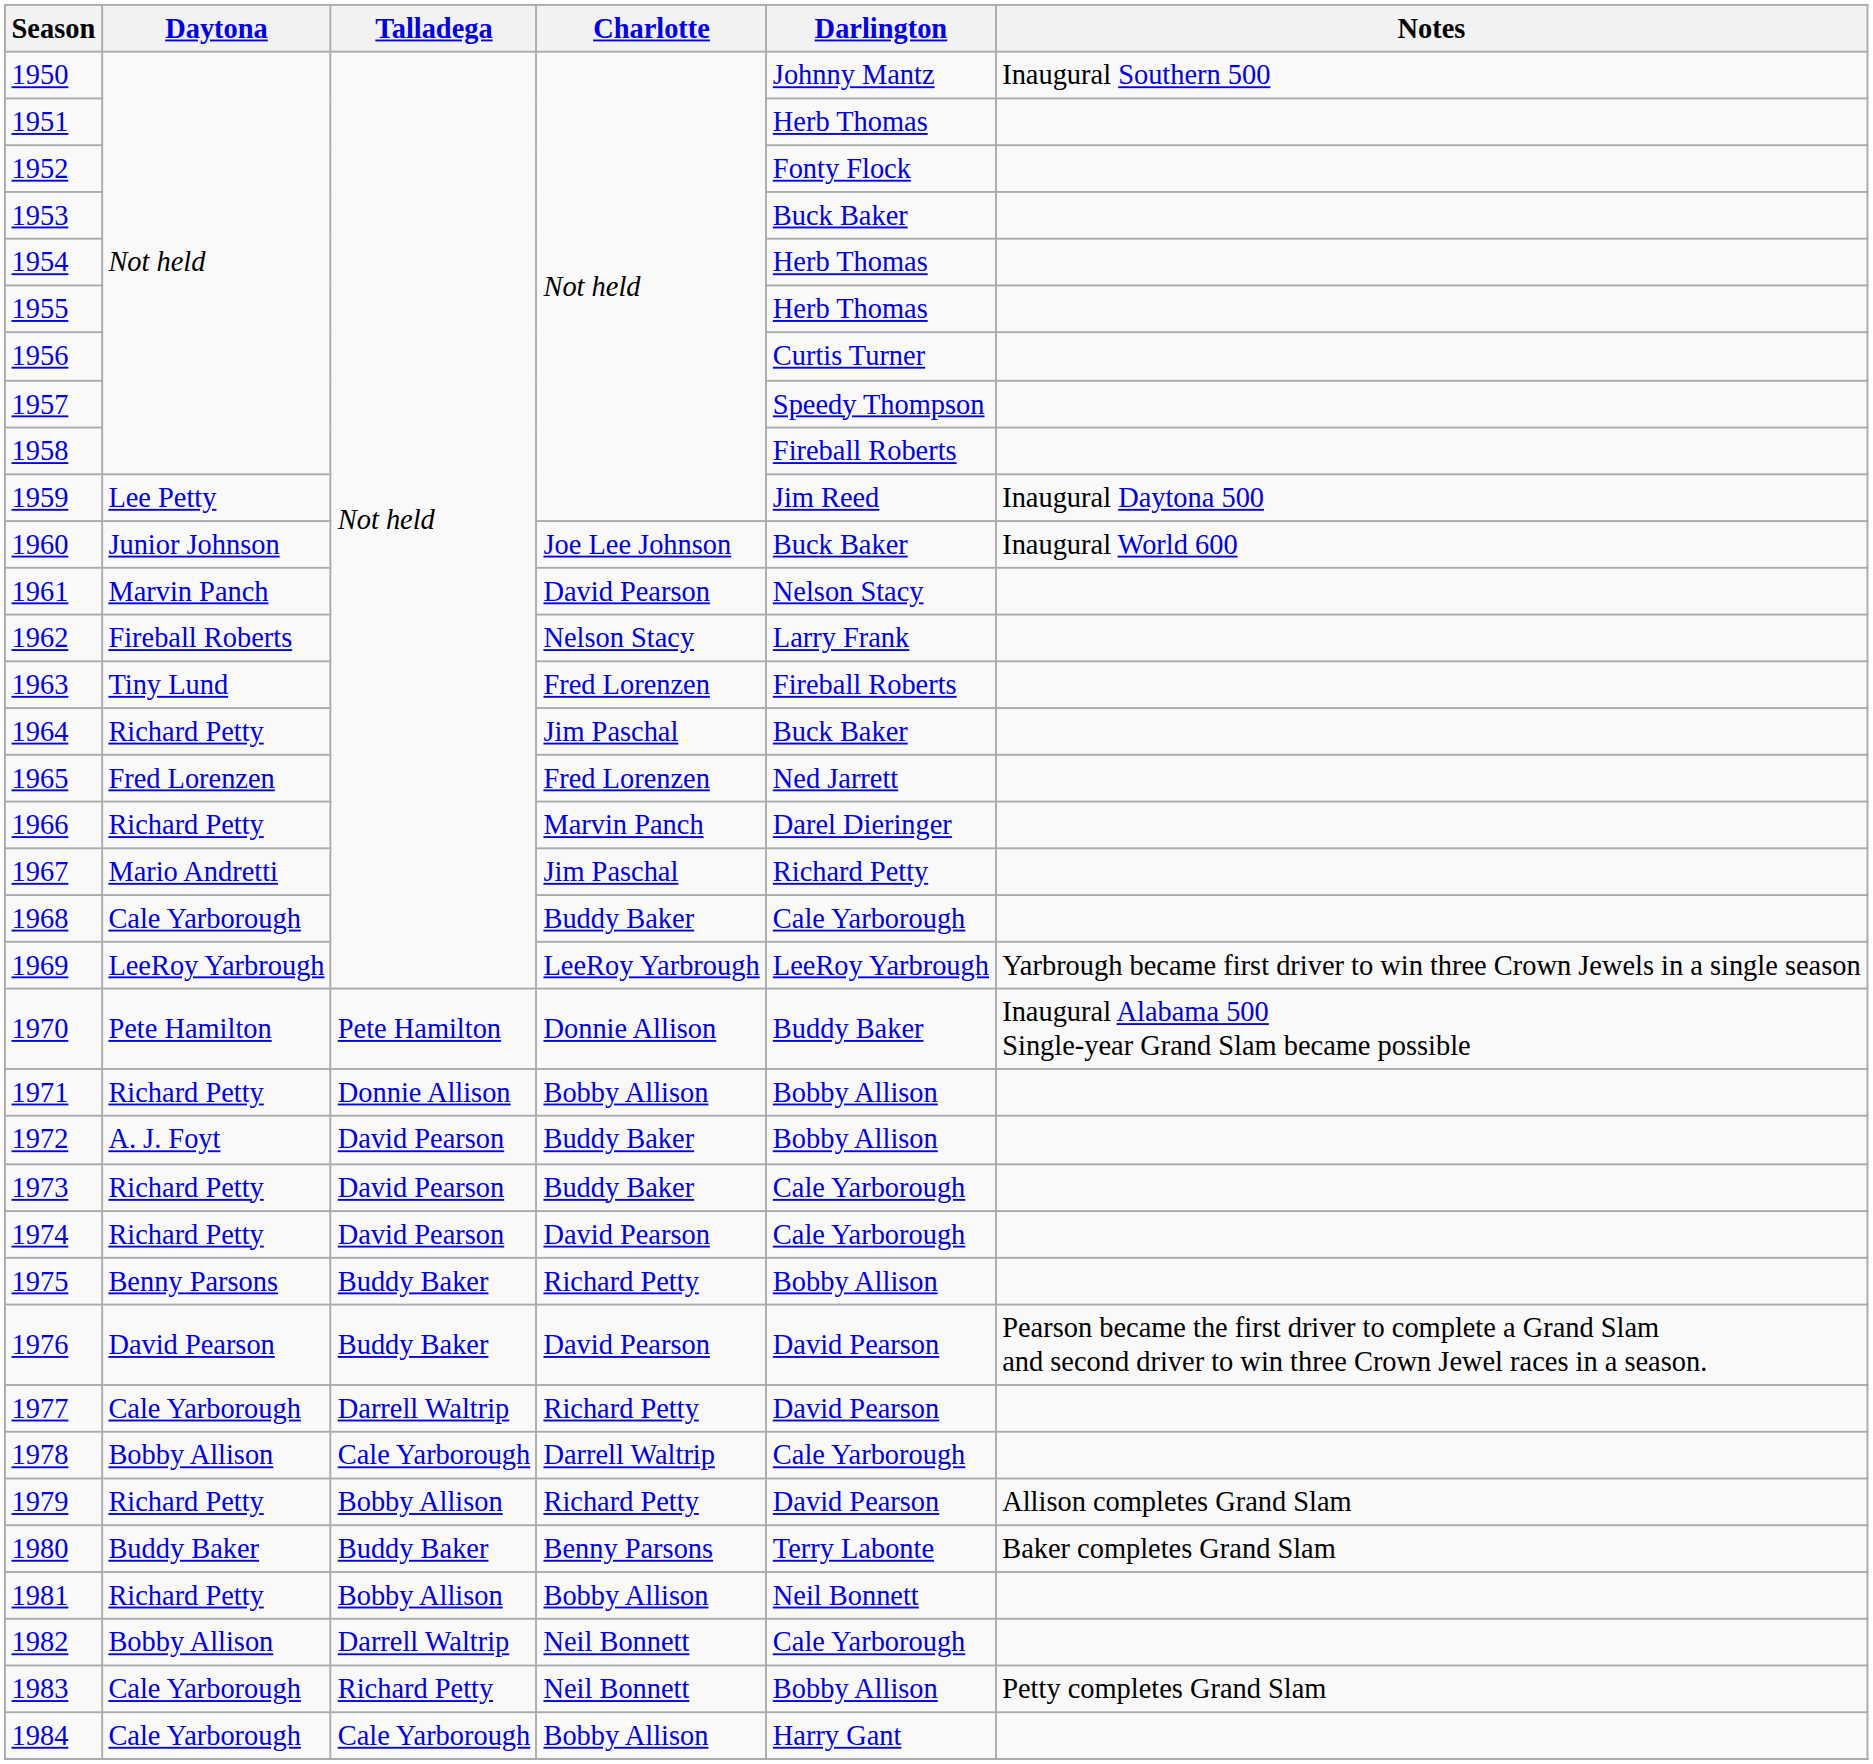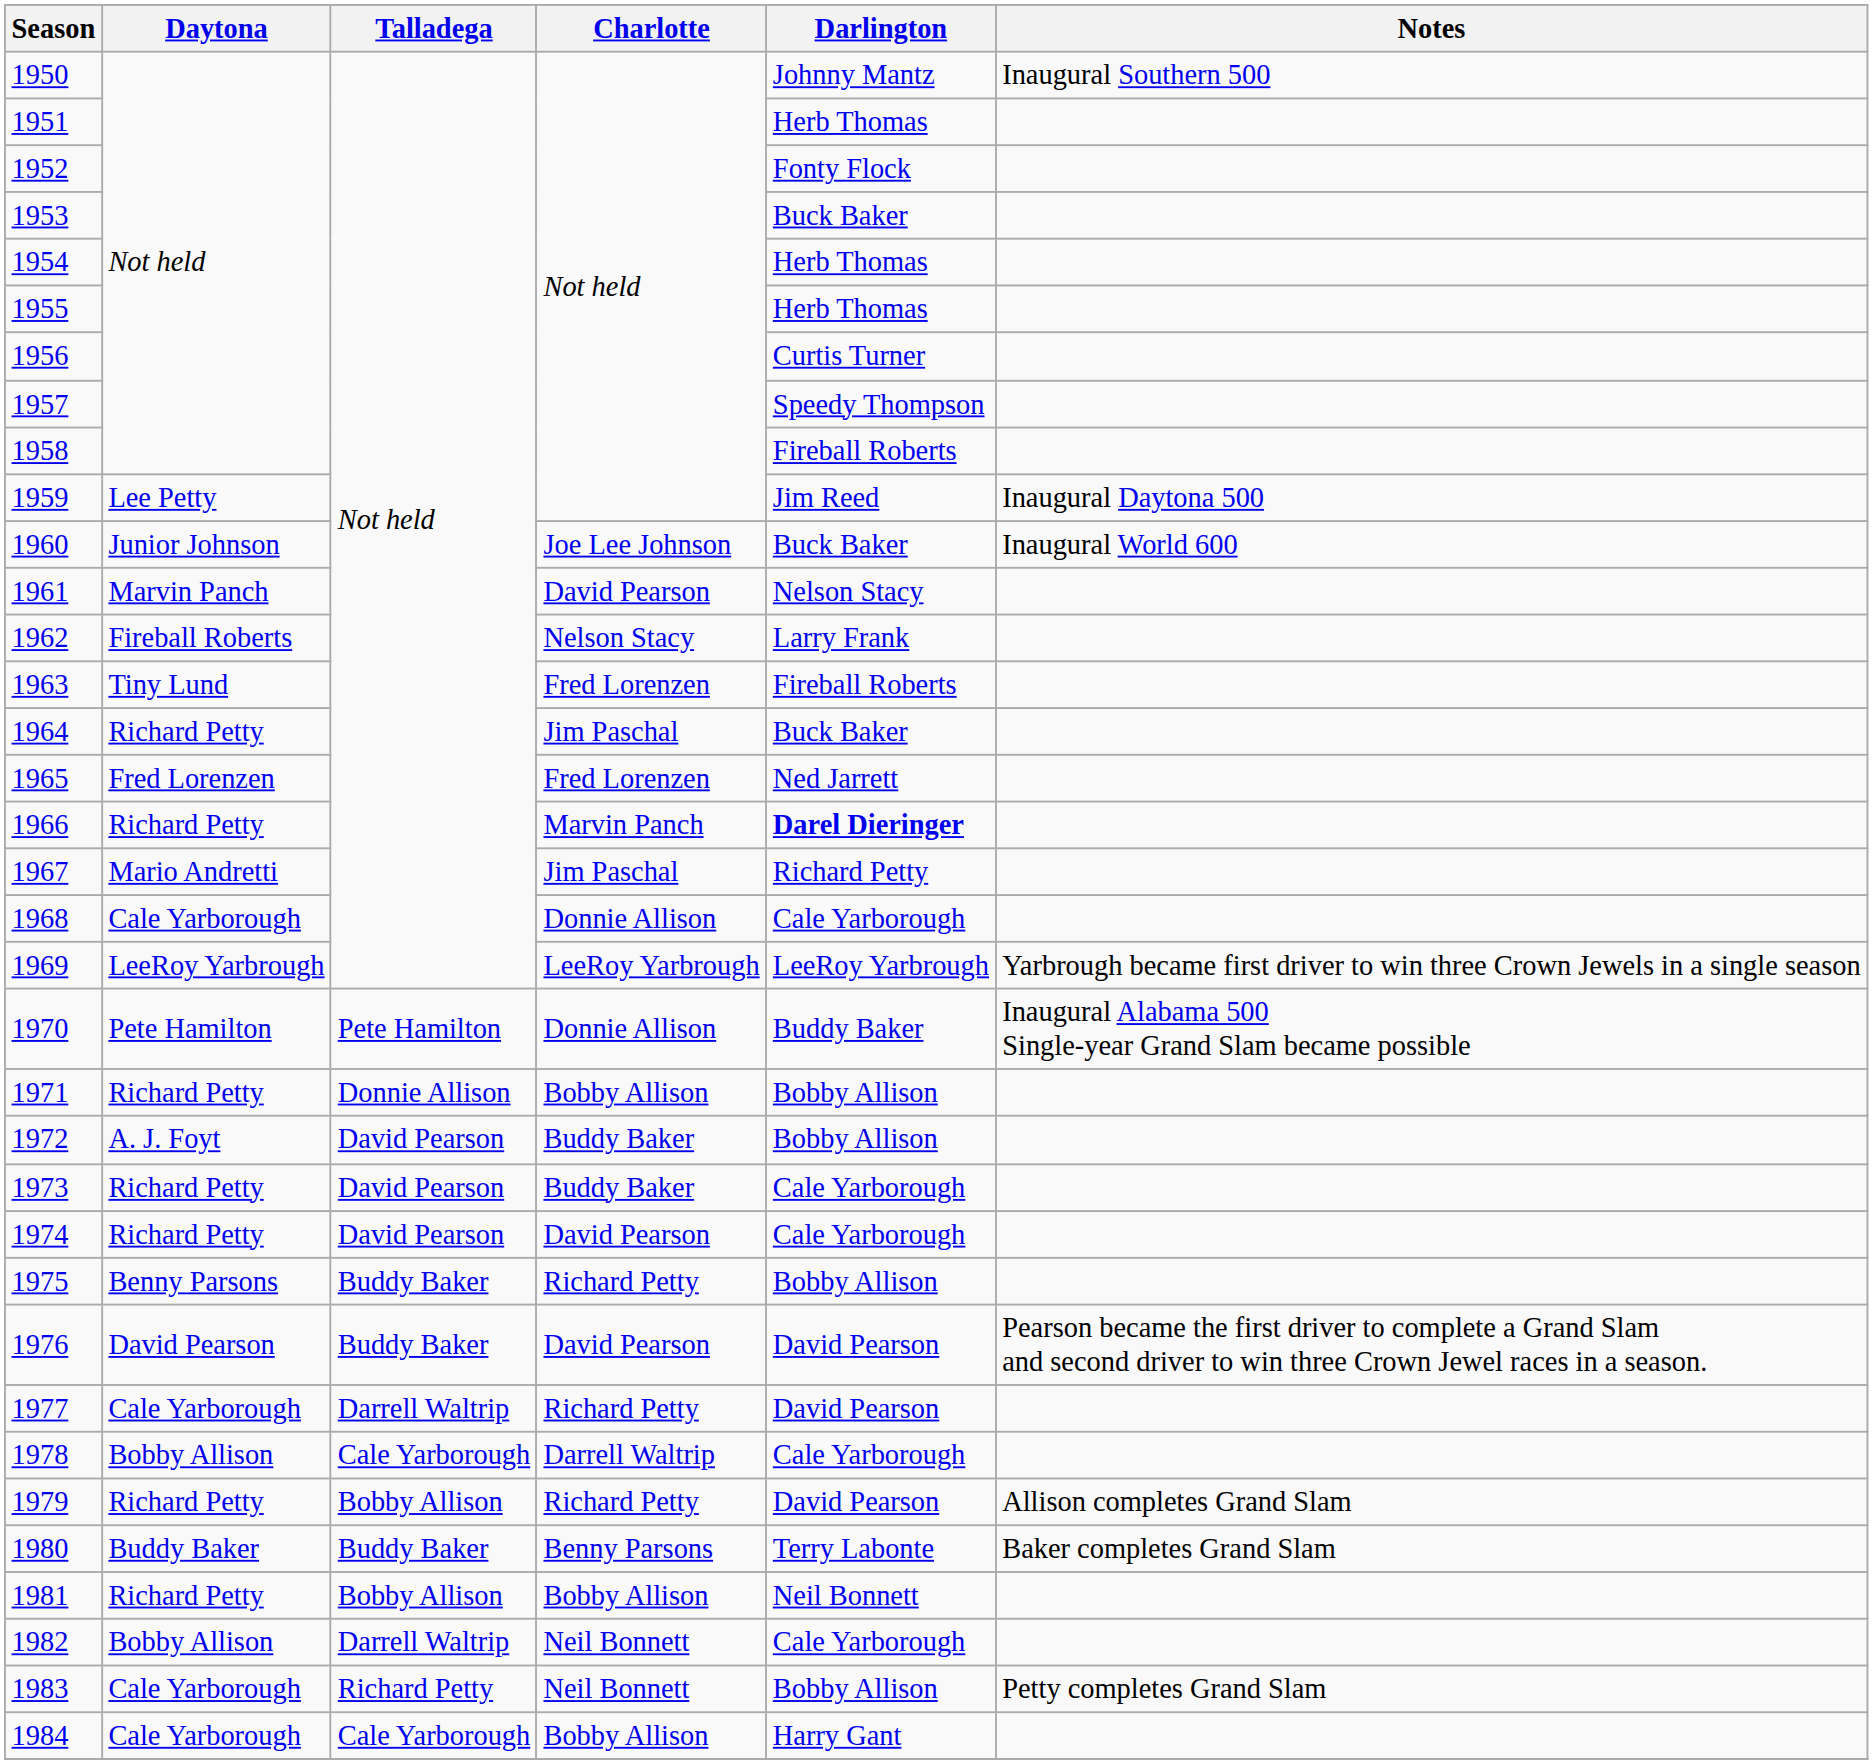(862, 824) normal -> (868, 824) bold
(619, 918) Buddy Baker -> (630, 918) Donnie Allison
